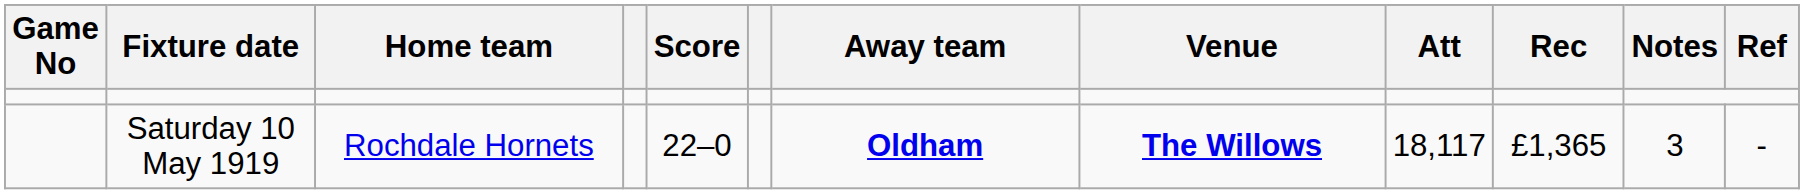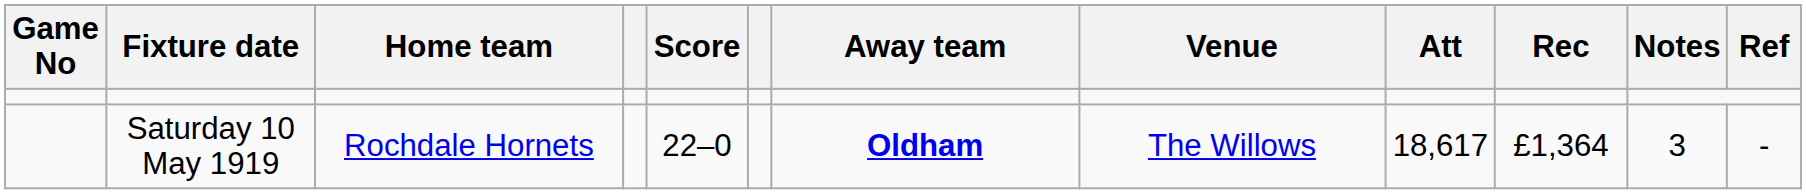(1232, 145) bold -> (1232, 145) normal
(1439, 145) 18,117 -> (1440, 145) 18,617
(1559, 145) £1,365 -> (1561, 145) £1,364
